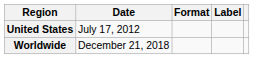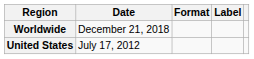rows swapped: (40, 29) <-> (40, 45)
